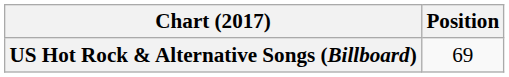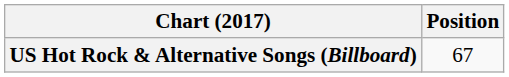(463, 54) 69 -> (463, 54) 67
